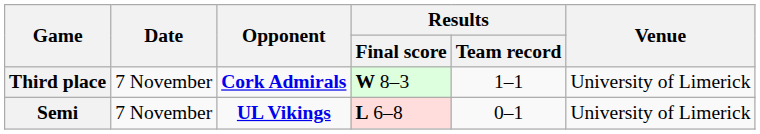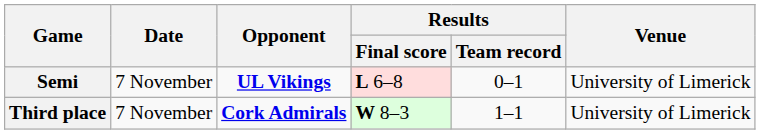rows swapped: (58, 112) <-> (58, 81)
